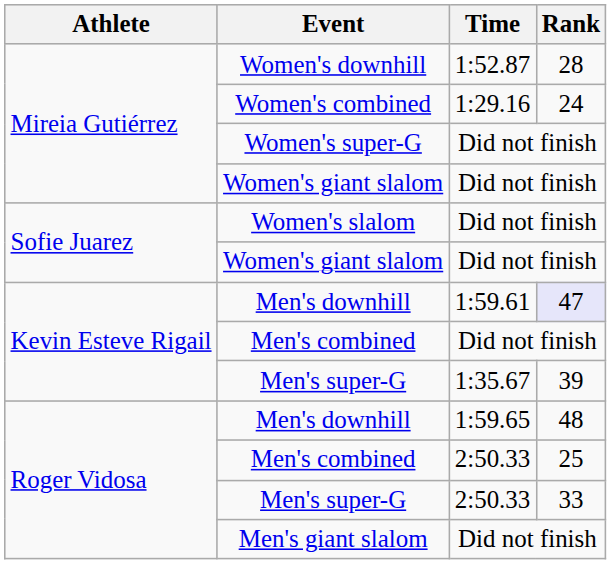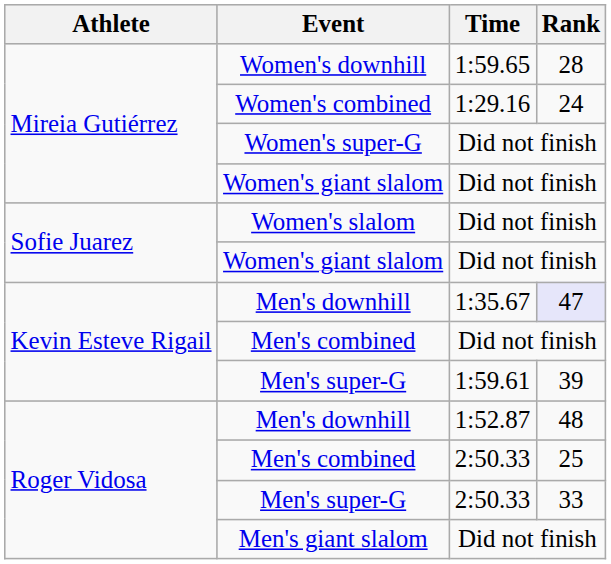(493, 63) 1:52.87 -> (493, 63) 1:59.65
(493, 301) 1:59.61 -> (493, 301) 1:35.67
(493, 380) 1:35.67 -> (493, 380) 1:59.61
(493, 420) 1:59.65 -> (493, 420) 1:52.87
